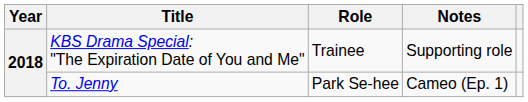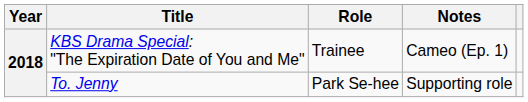(459, 50) Supporting role -> (457, 50) Cameo (Ep. 1)
(457, 84) Cameo (Ep. 1) -> (459, 84) Supporting role
